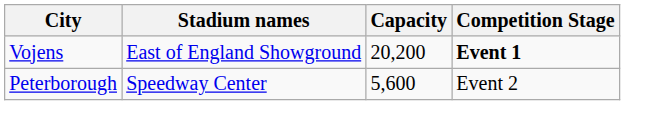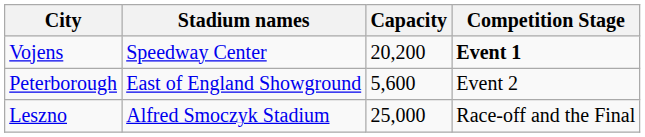(244, 52) East of England Showground -> (196, 52) Speedway Center
(196, 83) Speedway Center -> (244, 83) East of England Showground
+ row: (38, 115)
